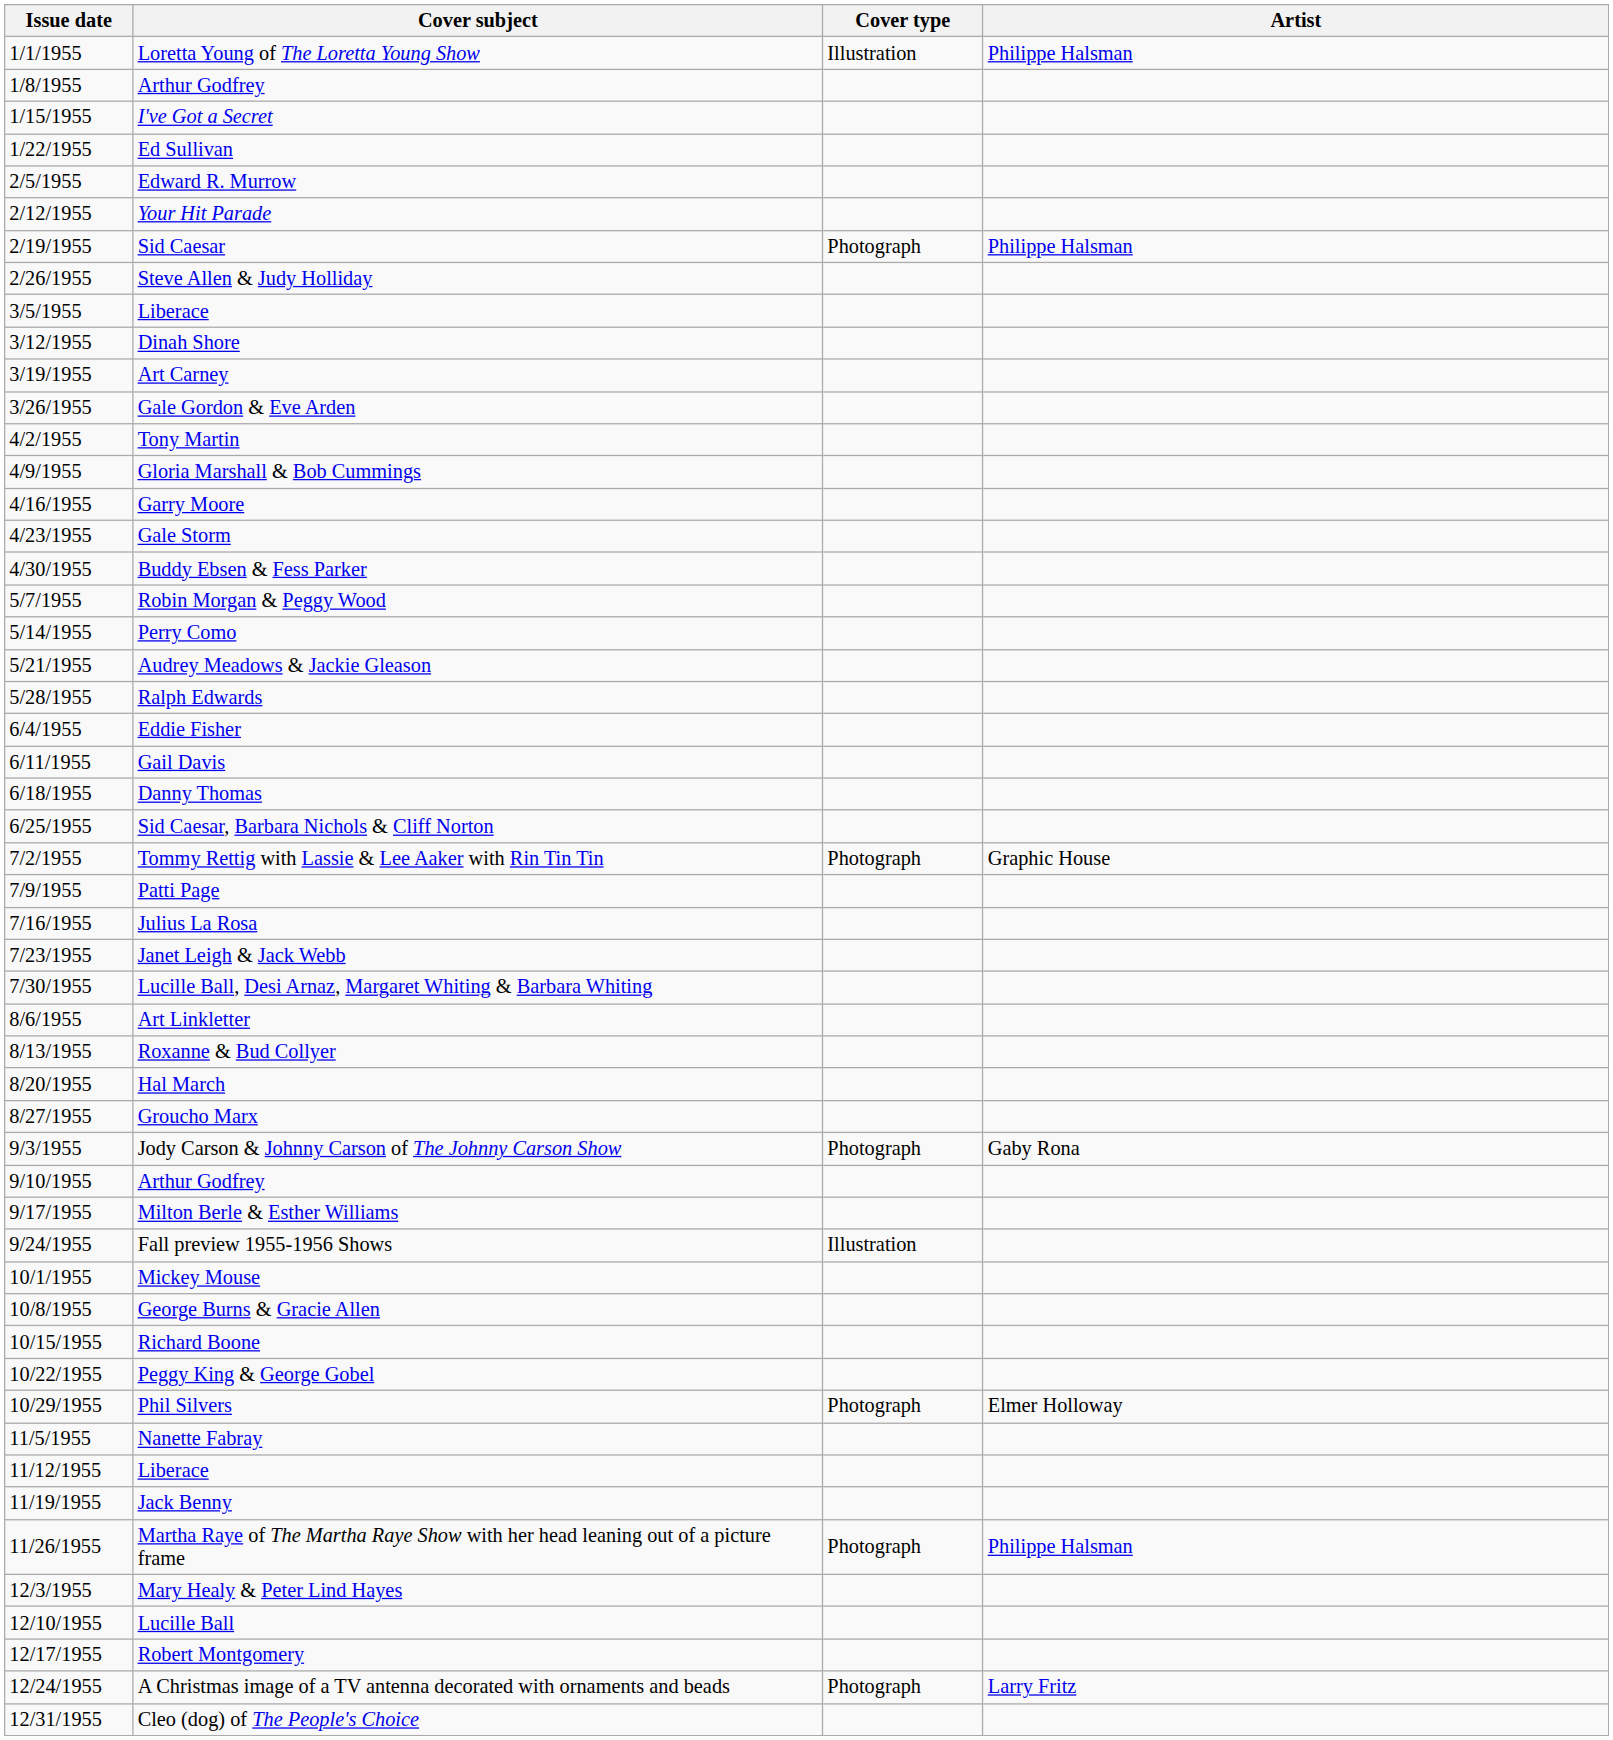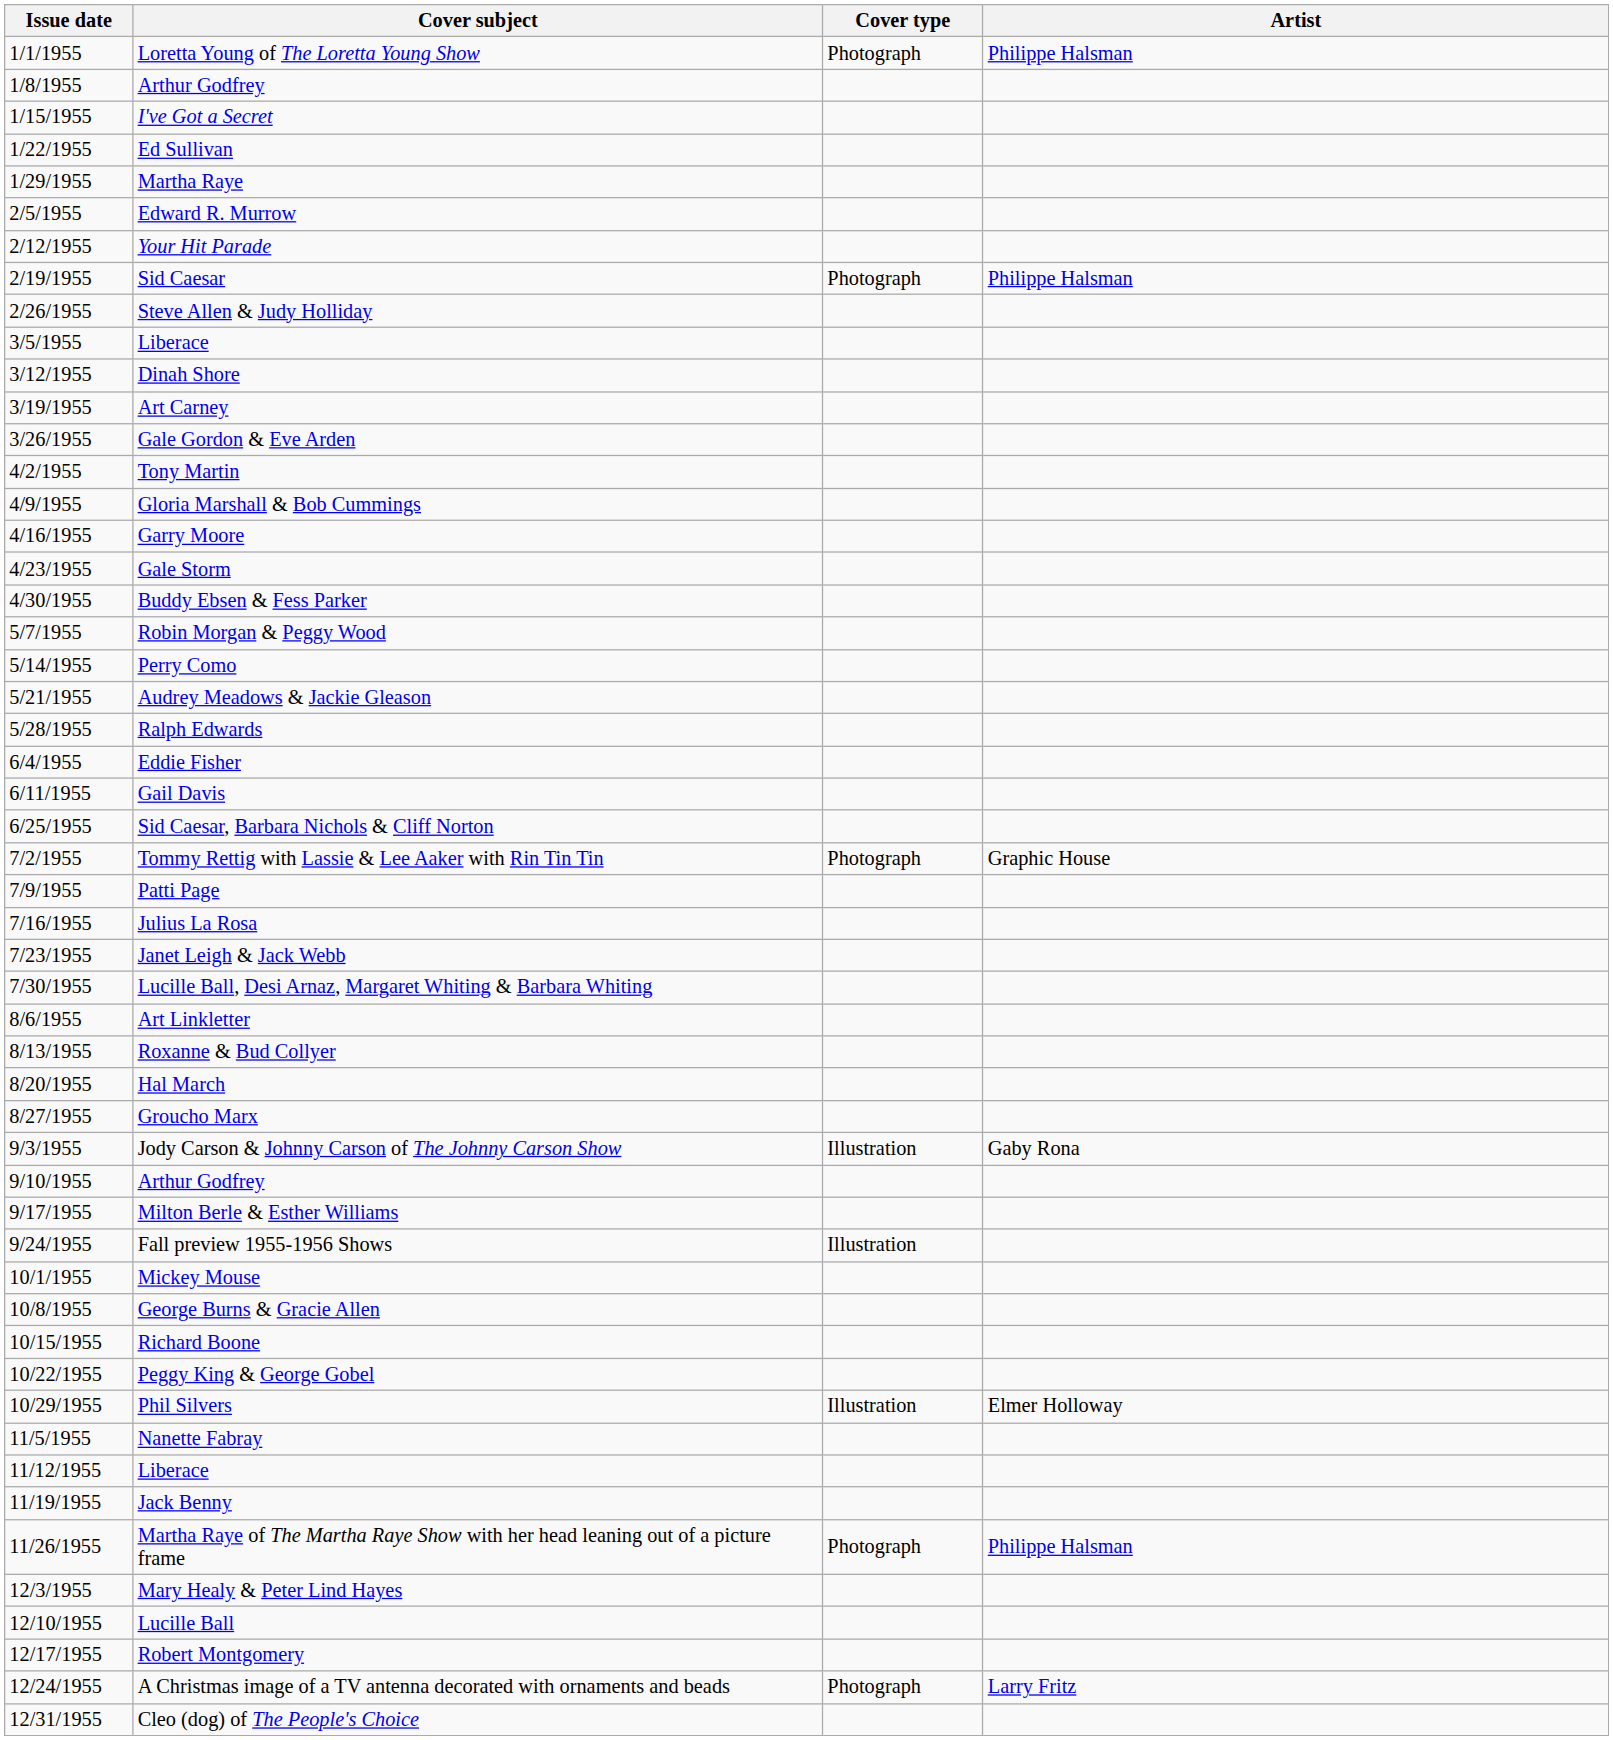(872, 52) Illustration -> (874, 52) Photograph
+ row: (51, 181)
- row: (51, 794)
(874, 1148) Photograph -> (872, 1148) Illustration
(874, 1406) Photograph -> (872, 1406) Illustration
